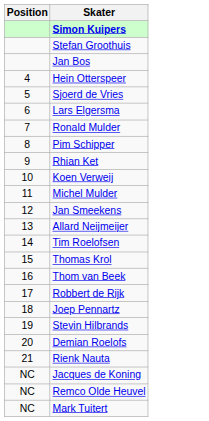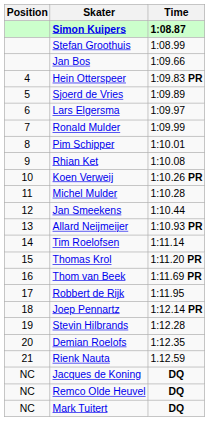+ column: (176, 12)
